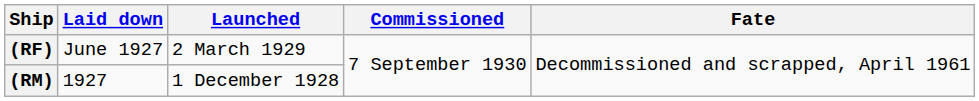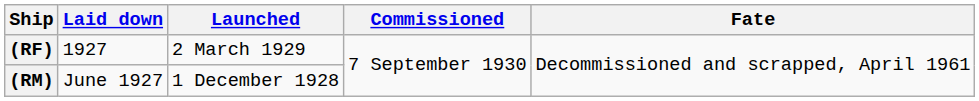(113, 50) June 1927 -> (85, 50) 1927
(85, 80) 1927 -> (113, 80) June 1927
